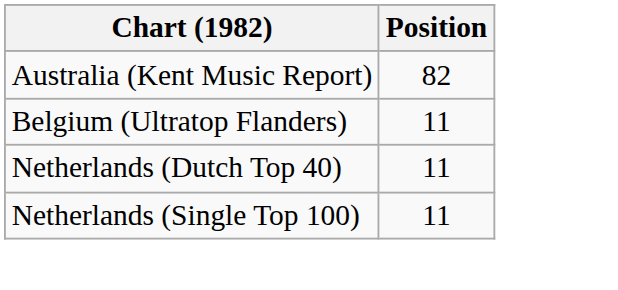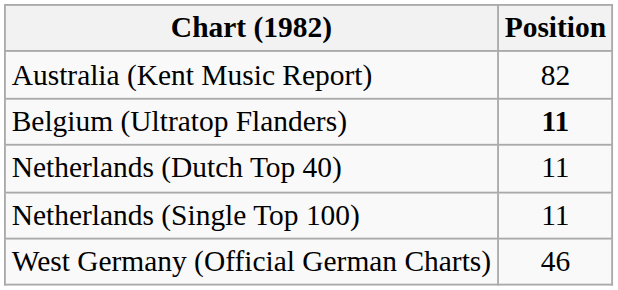(437, 121) normal -> (555, 121) bold
+ row: (251, 261)
